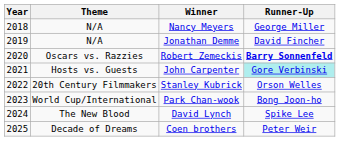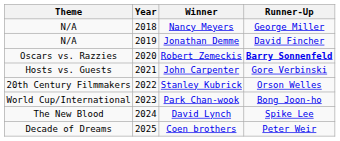columns swapped: (17, 12) <-> (94, 12)
(289, 70) paleturquoise background -> (289, 70) no background
